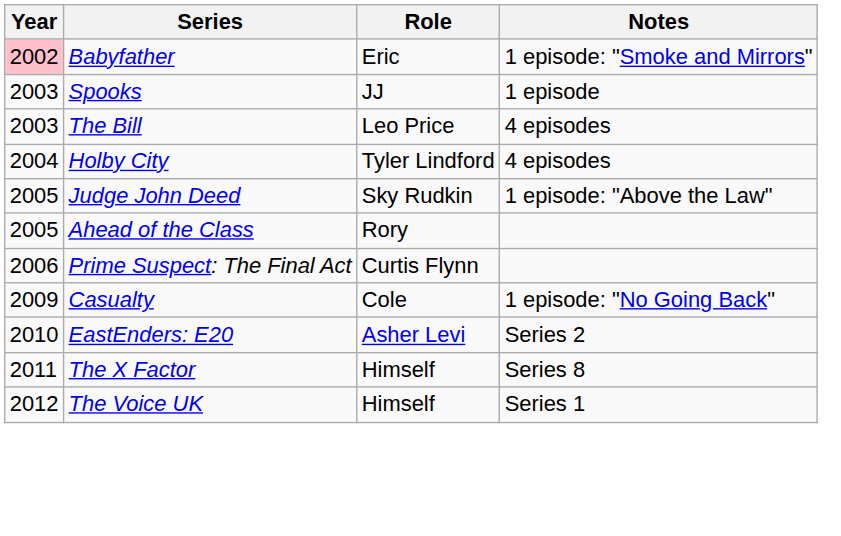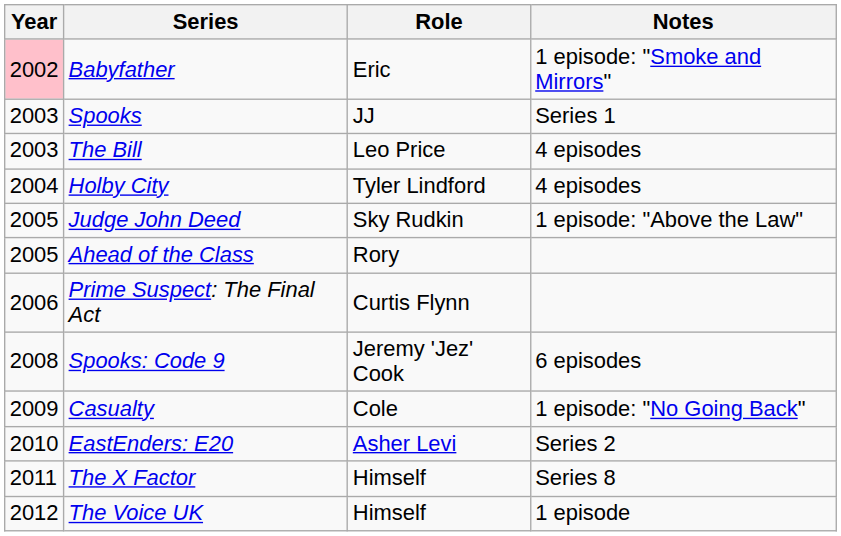(552, 91) 1 episode -> (575, 116) Series 1
+ row: (147, 361)
(545, 404) Series 1 -> (583, 513) 1 episode
